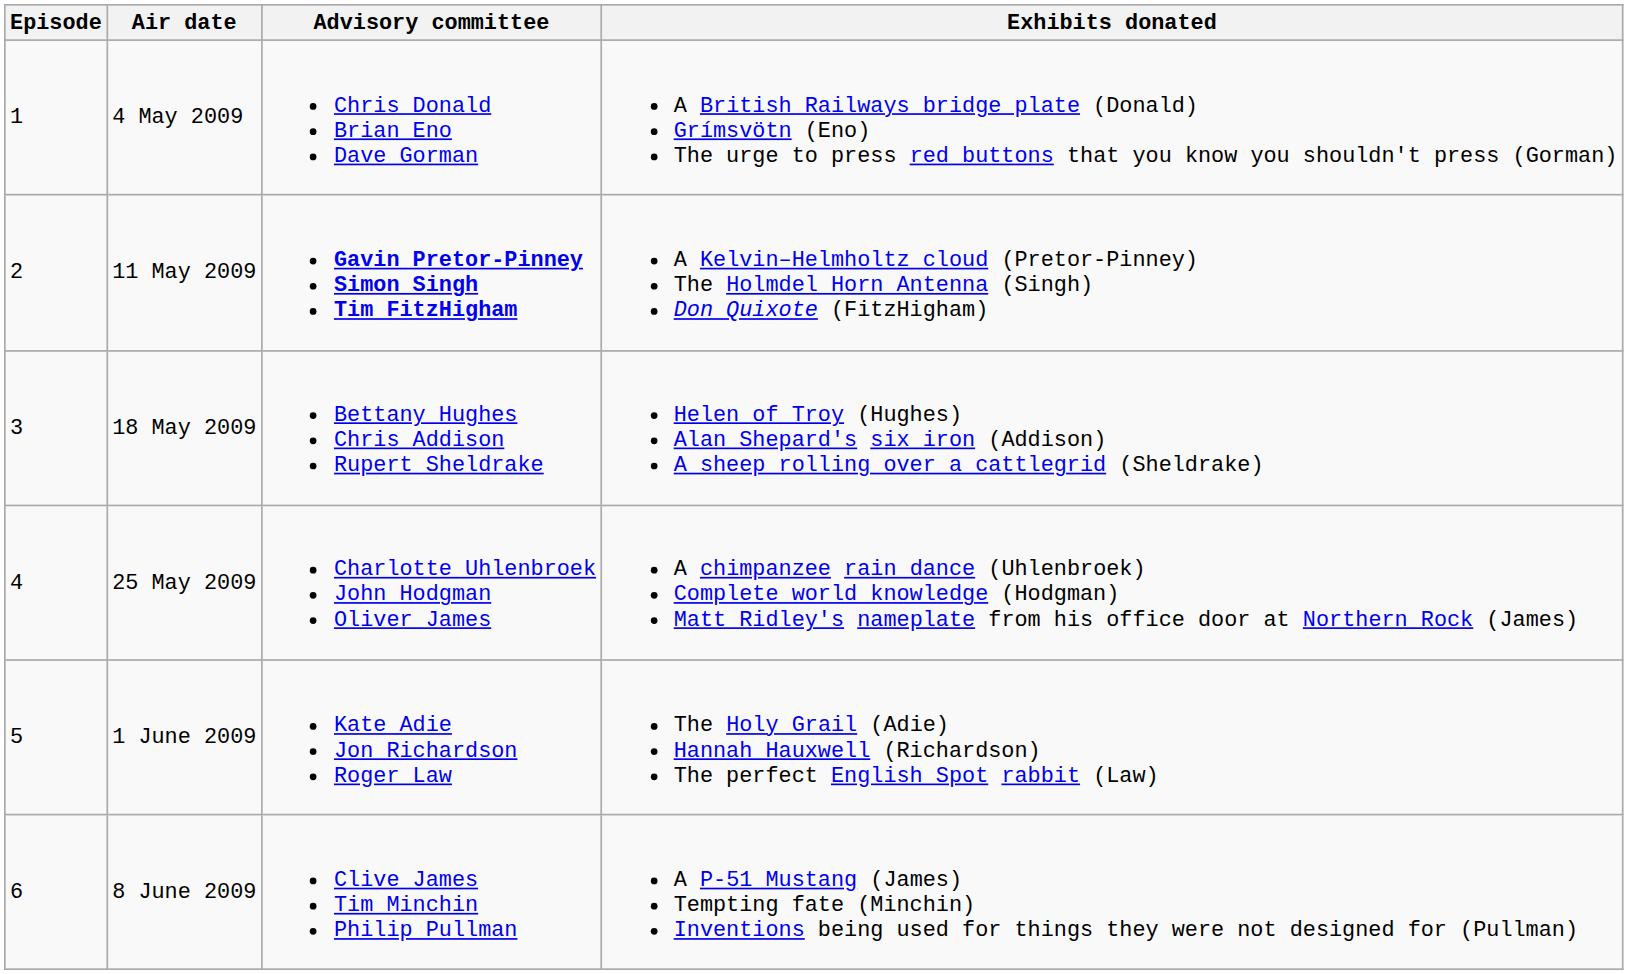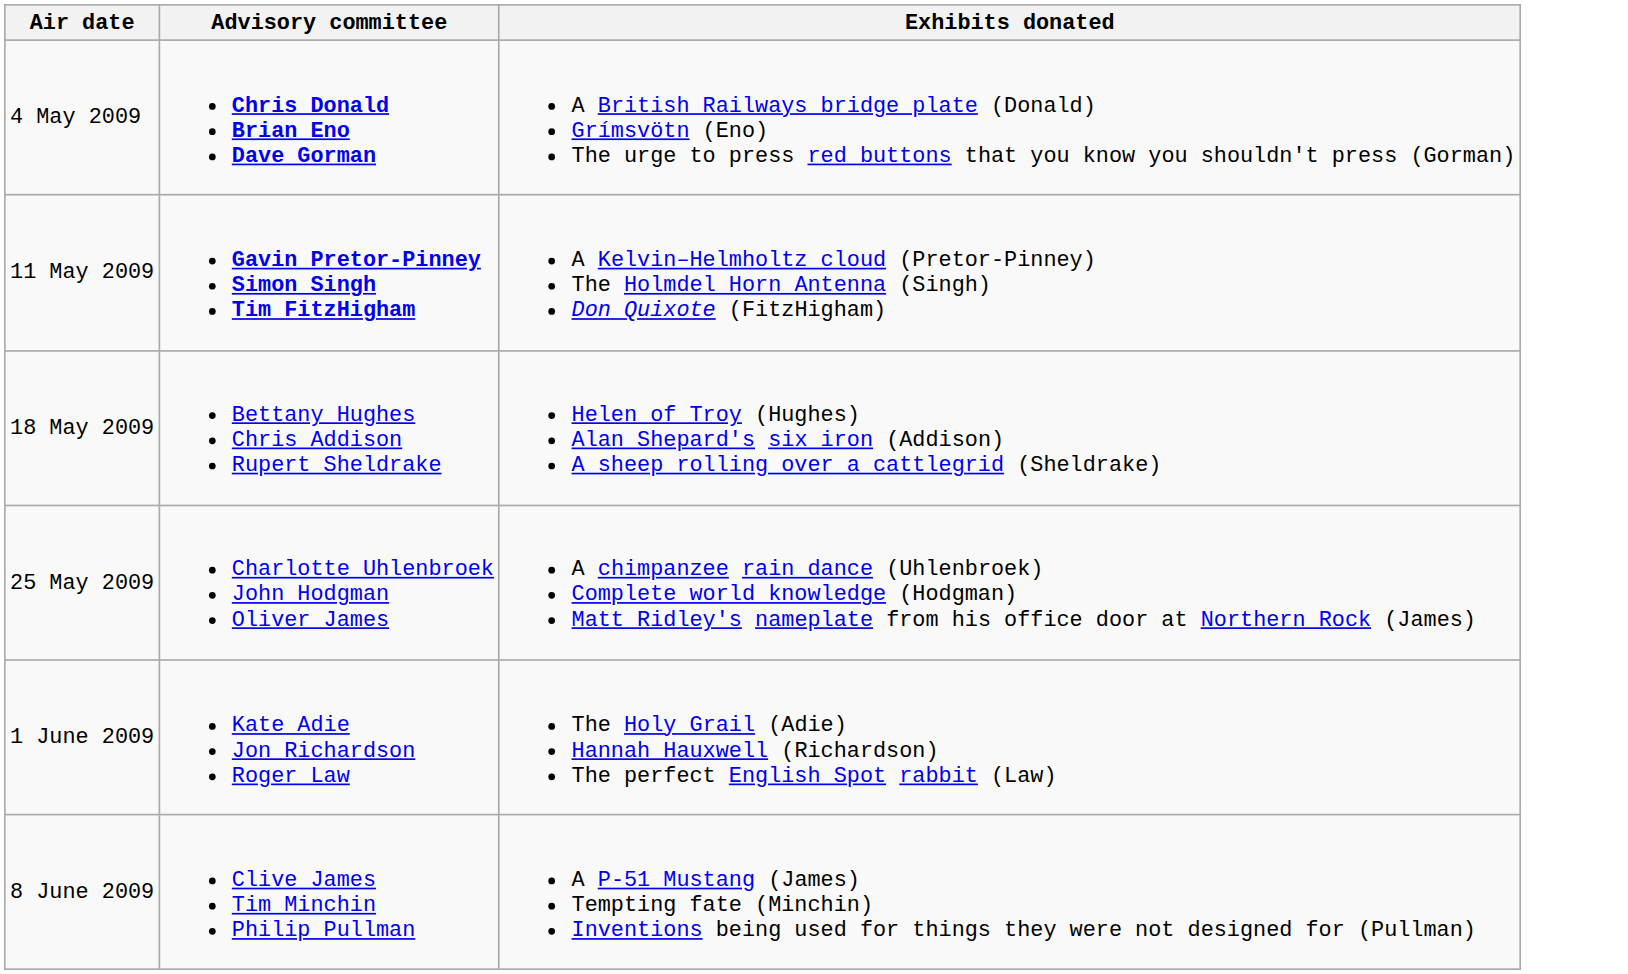- column: (56, 23)
(431, 130) normal -> (329, 130) bold
